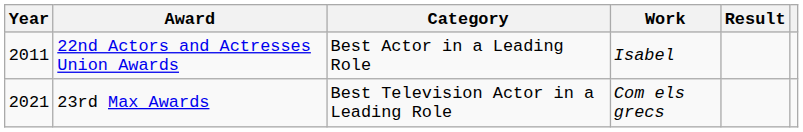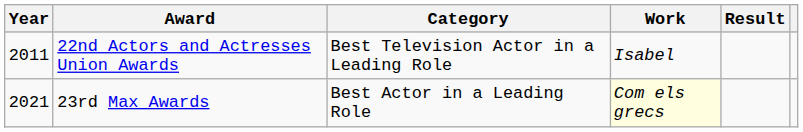(447, 56) Best Actor in a Leading Role -> (462, 56) Best Television Actor in a Leading Role
(462, 103) Best Television Actor in a Leading Role -> (447, 103) Best Actor in a Leading Role
(649, 103) no background -> (649, 103) lightyellow background
